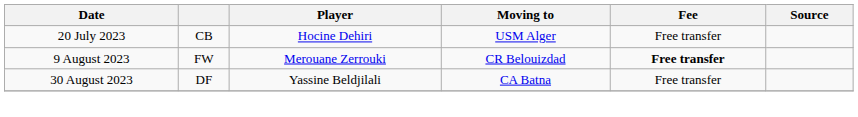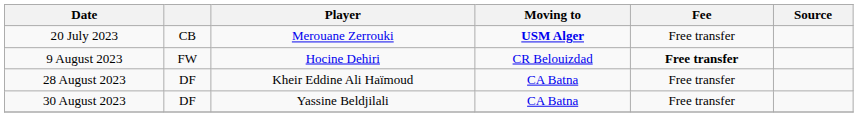(335, 36) Hocine Dehiri -> (343, 36) Merouane Zerrouki
(525, 36) normal -> (553, 36) bold
(335, 57) Merouane Zerrouki -> (343, 57) Hocine Dehiri
+ row: (84, 79)
